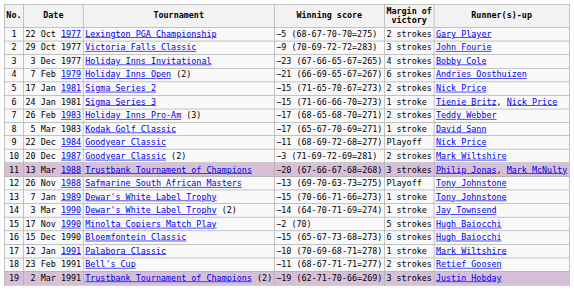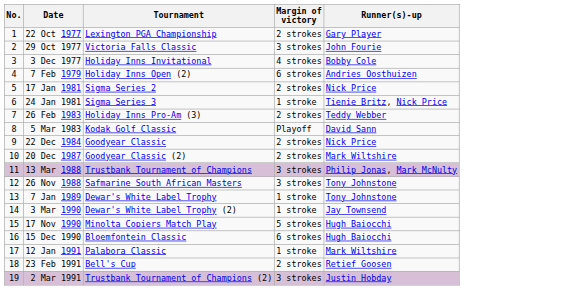- column: (329, 16)
(407, 129) 1 stroke -> (294, 129) Playoff
(404, 143) Playoff -> (299, 143) 2 strokes
(404, 184) Playoff -> (299, 184) 3 strokes
